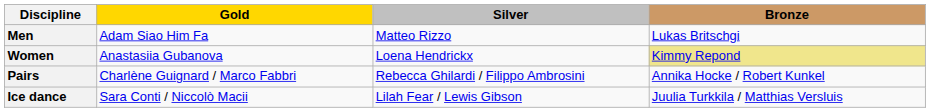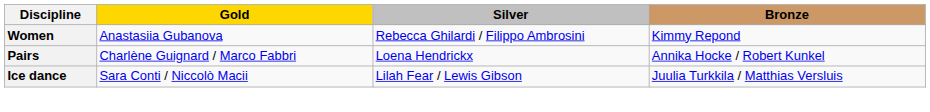- row: (20, 35)
(424, 55) Loena Hendrickx -> (480, 35) Rebecca Ghilardi / Filippo Ambrosini
(696, 55) khaki background -> (696, 35) no background
(480, 76) Rebecca Ghilardi / Filippo Ambrosini -> (424, 55) Loena Hendrickx
